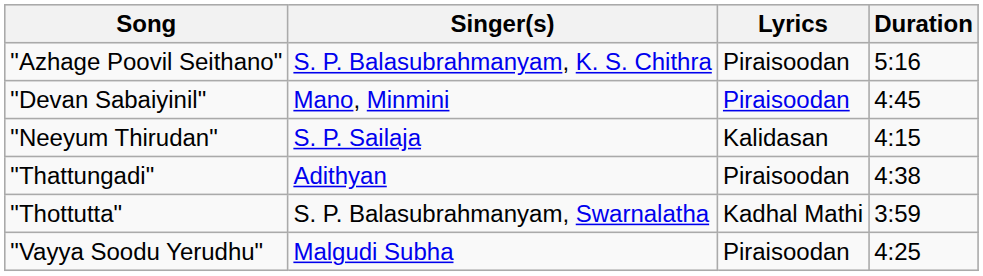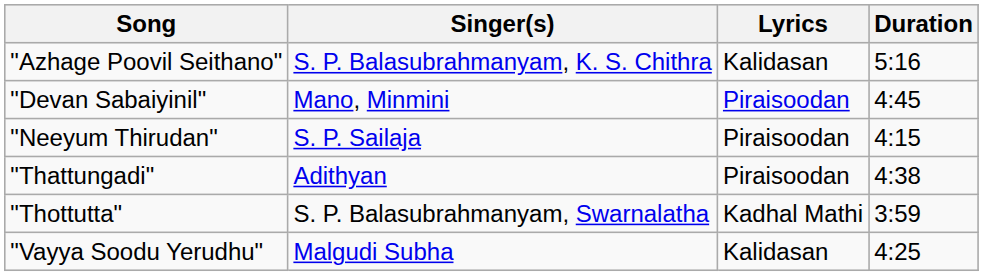(786, 62) Piraisoodan -> (776, 62) Kalidasan
(776, 138) Kalidasan -> (786, 138) Piraisoodan
(786, 252) Piraisoodan -> (776, 252) Kalidasan
